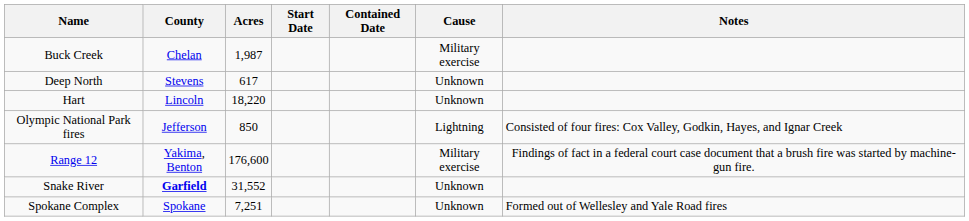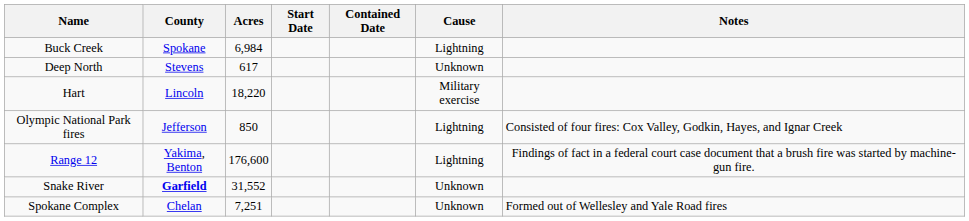(184, 54) Chelan -> (184, 47) Spokane
(249, 54) 1,987 -> (249, 47) 6,984
(459, 54) Military exercise -> (459, 47) Lightning
(459, 100) Unknown -> (459, 93) Military exercise
(459, 160) Military exercise -> (459, 160) Lightning
(184, 206) Spokane -> (184, 206) Chelan
